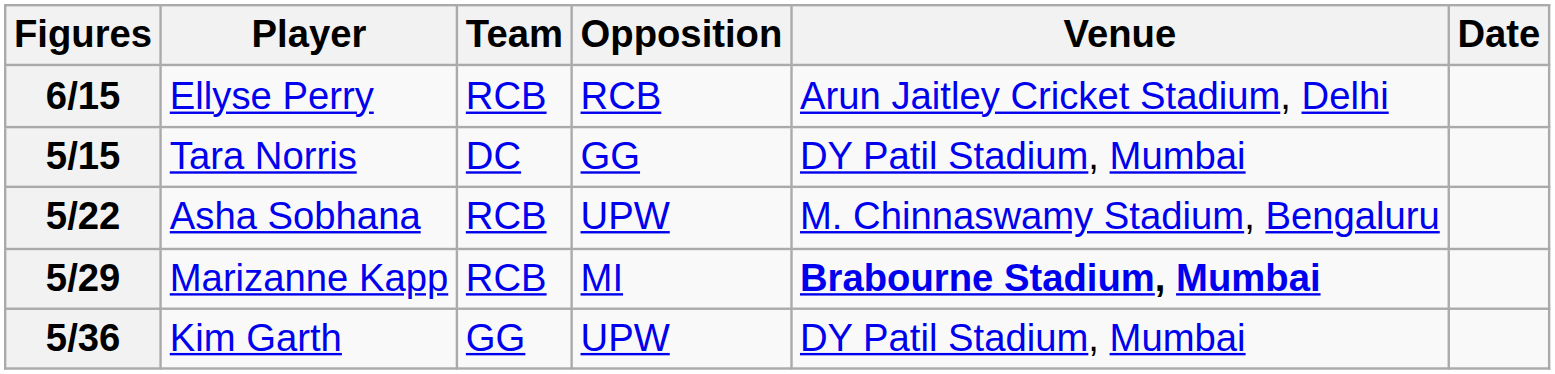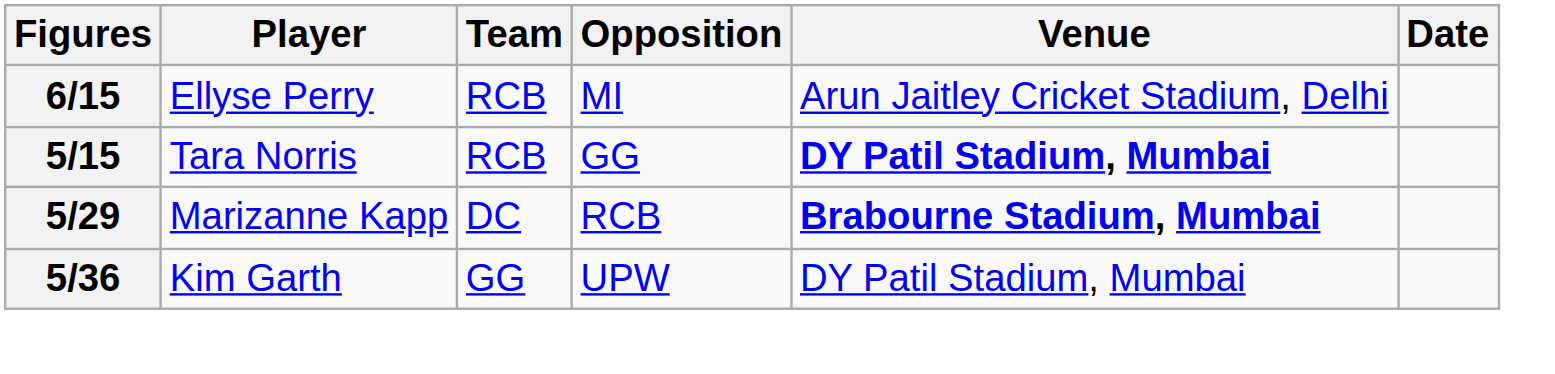(621, 95) RCB -> (602, 95) MI
(493, 156) DC -> (506, 156) RCB
(1023, 156) normal -> (1035, 156) bold
- row: (83, 216)
(506, 277) RCB -> (493, 216) DC
(602, 277) MI -> (621, 216) RCB
